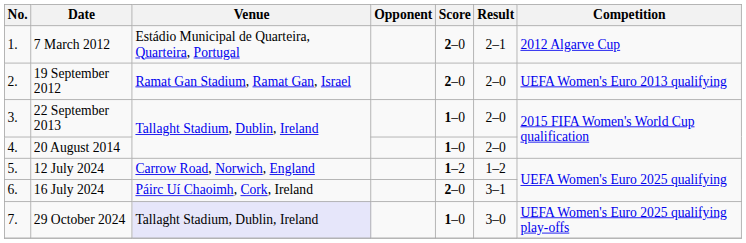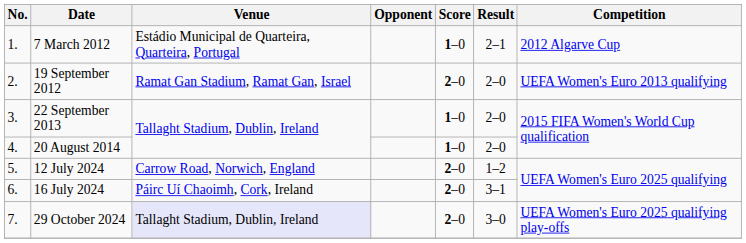(455, 44) 2–0 -> (455, 44) 1–0
(455, 169) 1–2 -> (455, 169) 2–0
(455, 219) 1–0 -> (455, 219) 2–0
